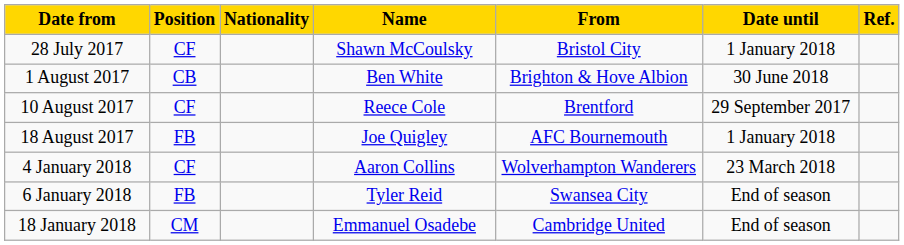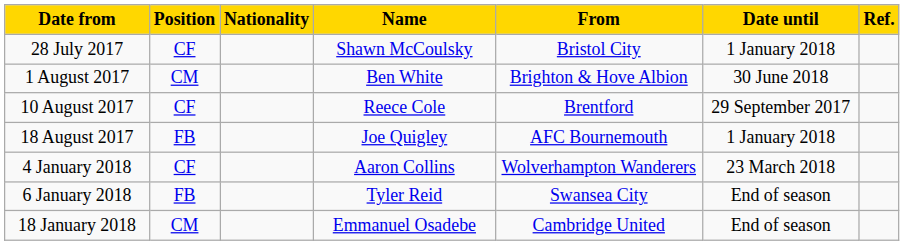(185, 78) CB -> (185, 78) CM
